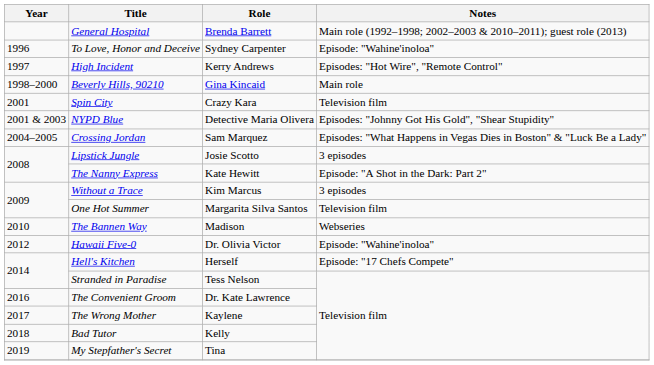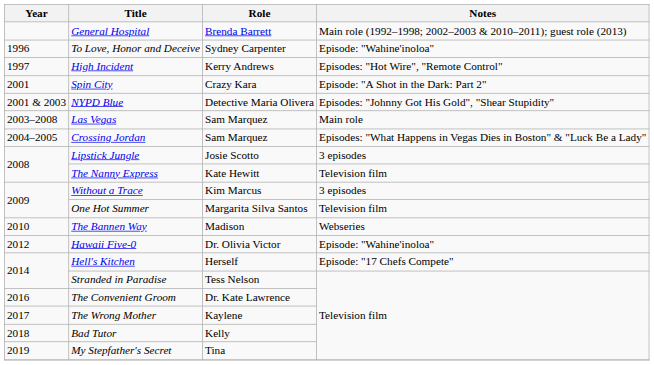- row: (117, 84)
(353, 102) Television film -> (403, 84) Episode: "A Shot in the Dark: Part 2"
+ row: (94, 119)
(403, 173) Episode: "A Shot in the Dark: Part 2" -> (353, 173) Television film
